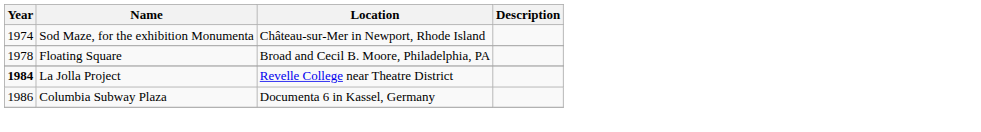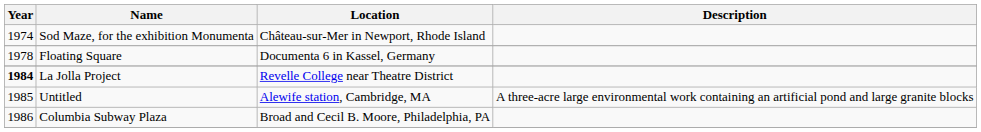(375, 55) Broad and Cecil B. Moore, Philadelphia, PA -> (347, 55) Documenta 6 in Kassel, Germany
+ row: (61, 96)
(347, 96) Documenta 6 in Kassel, Germany -> (375, 117) Broad and Cecil B. Moore, Philadelphia, PA
